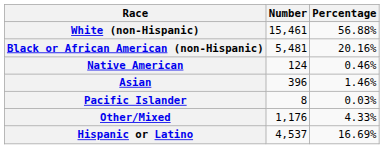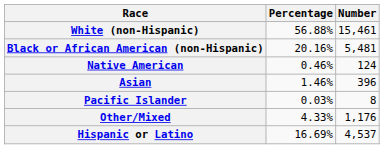columns swapped: (288, 13) <-> (344, 13)
